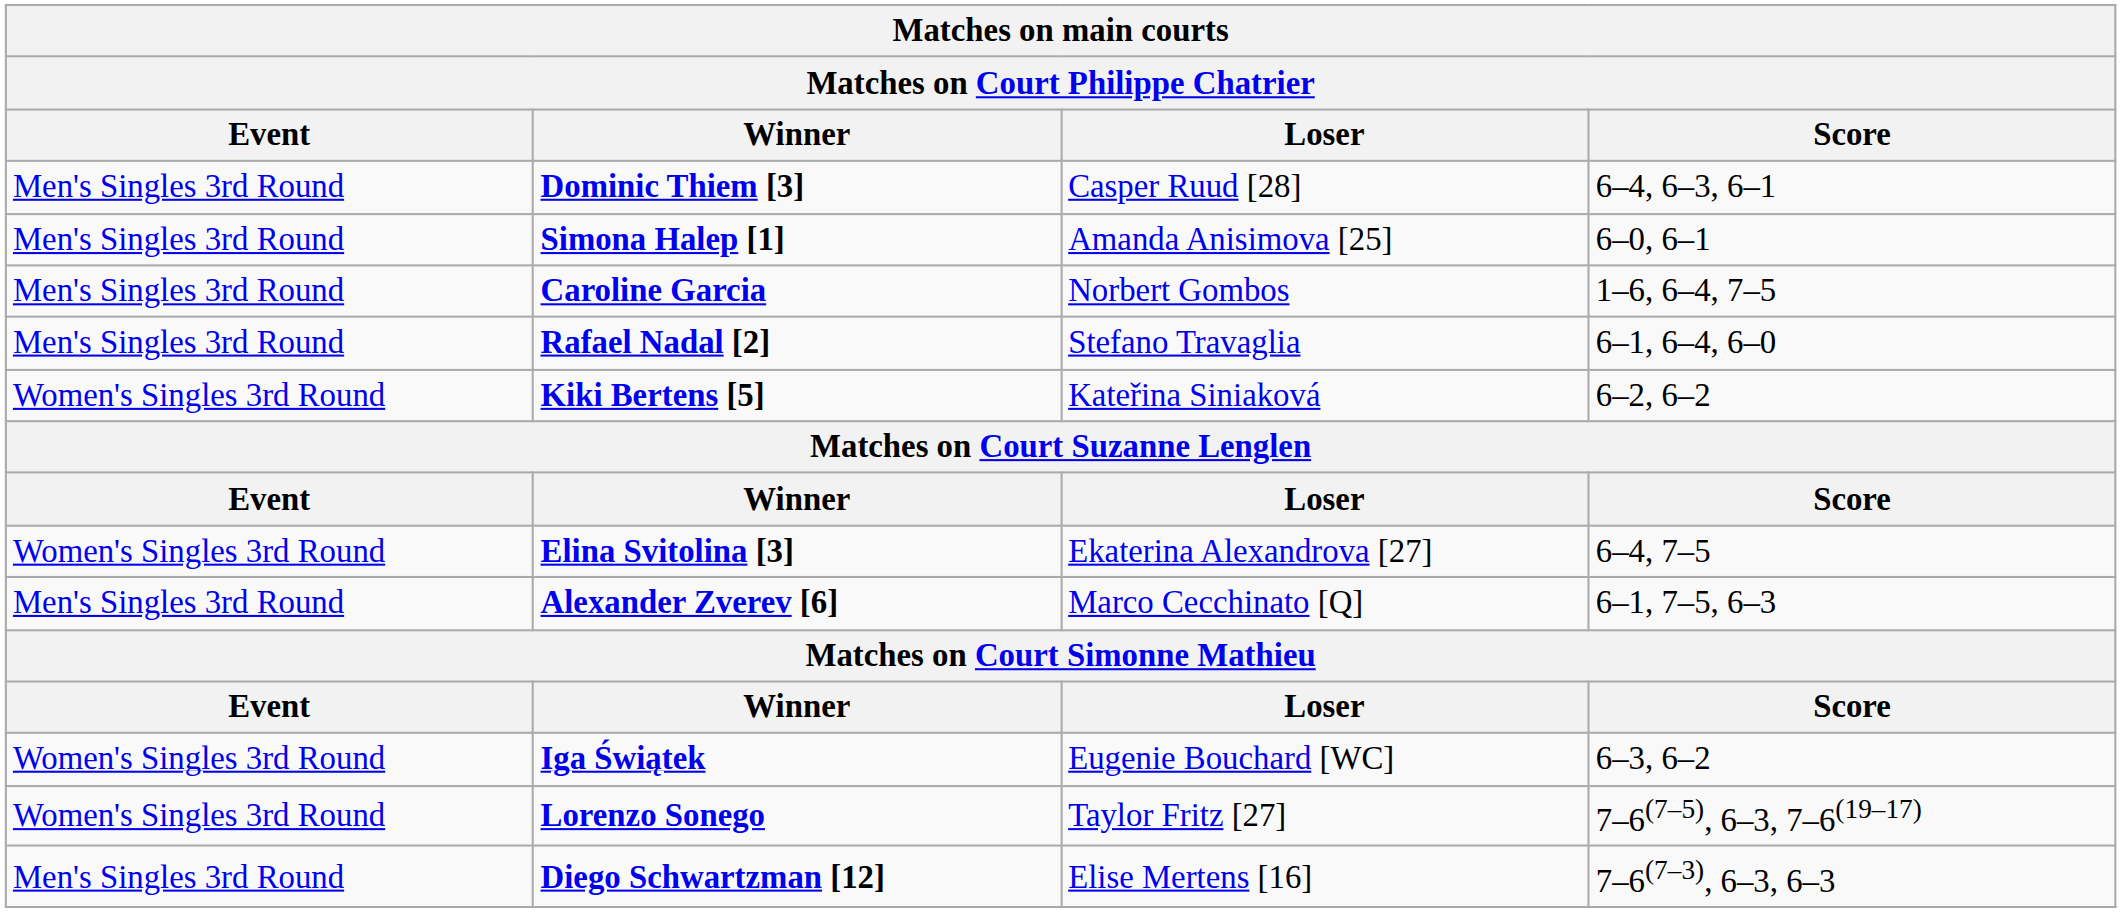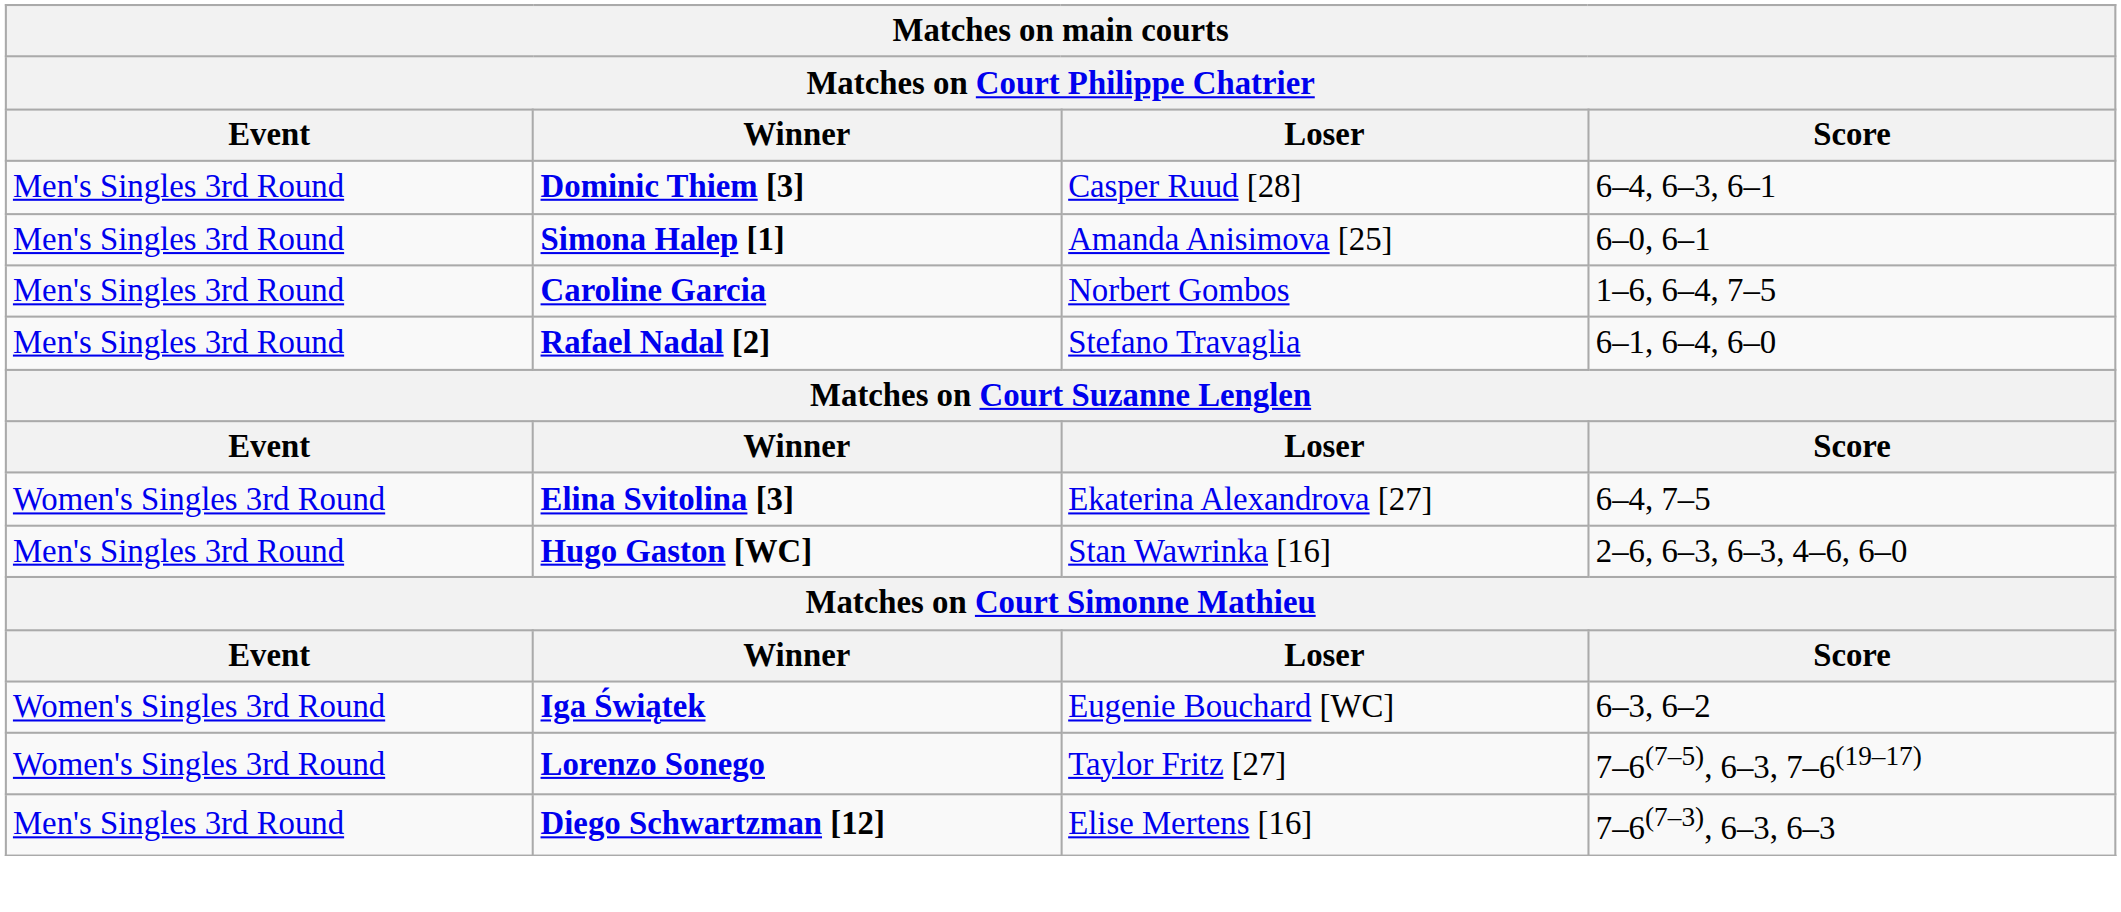- row: (653, 394)
+ row: (676, 550)
- row: (689, 602)
